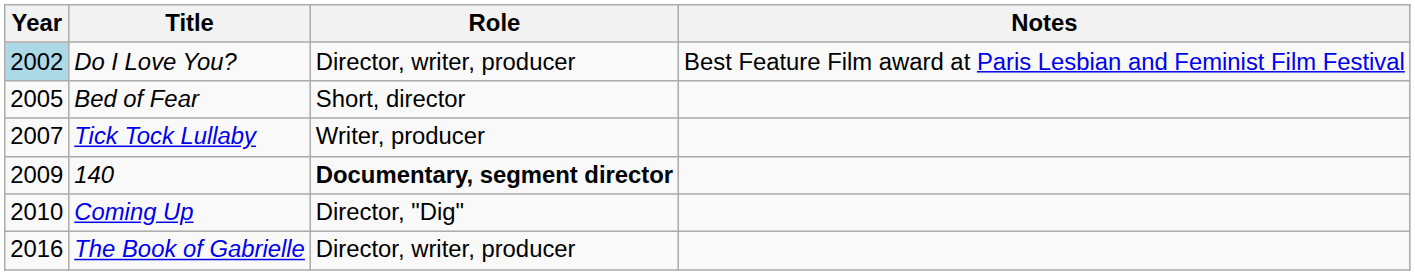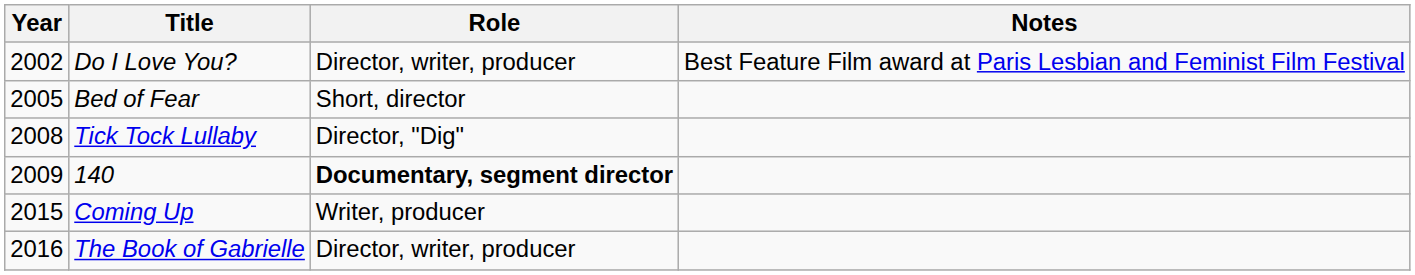(37, 61) lightblue background -> (37, 61) no background
(37, 136) 2007 -> (37, 136) 2008
(400, 136) Writer, producer -> (390, 136) Director, "Dig"
(37, 212) 2010 -> (37, 212) 2015
(390, 212) Director, "Dig" -> (400, 212) Writer, producer
